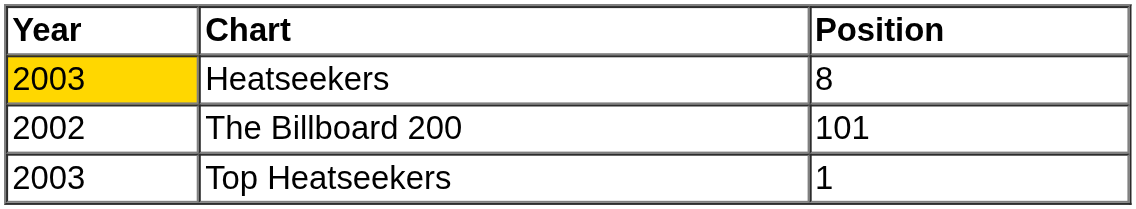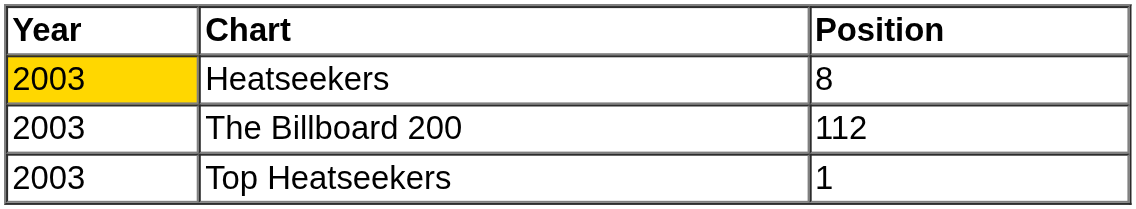(49, 128) 2002 -> (49, 128) 2003
(842, 128) 101 -> (841, 128) 112
